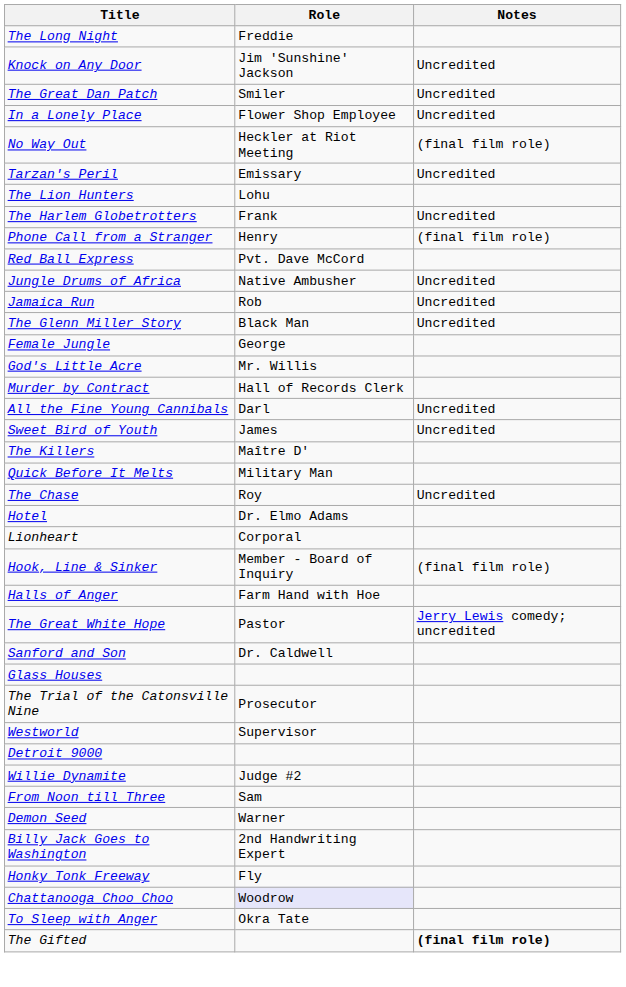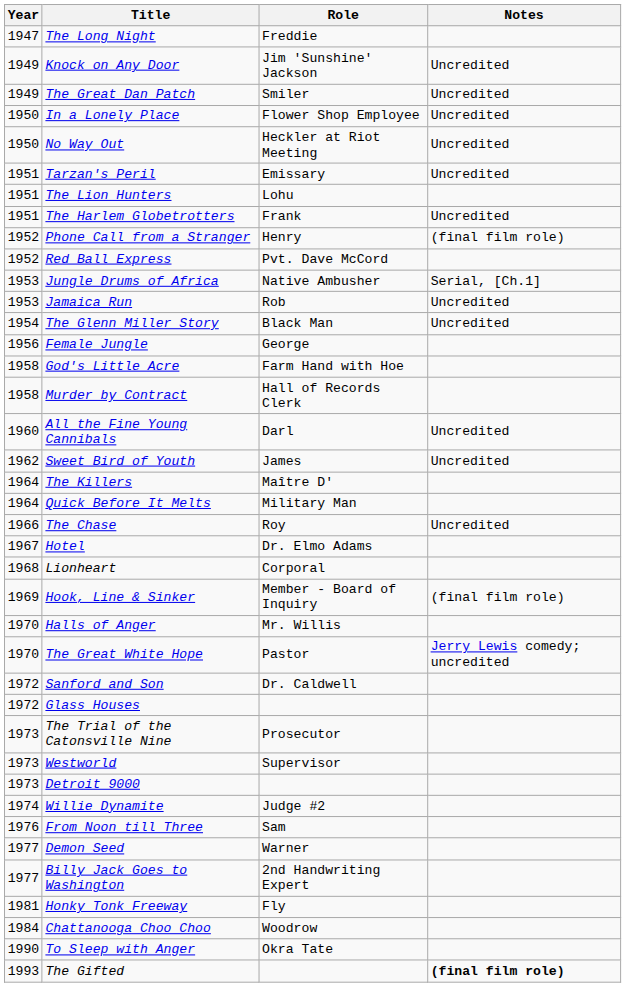+ column: (23, 15)
(484, 145) (final film role) -> (470, 145) Uncredited
(456, 281) Uncredited -> (486, 281) Serial, [Ch.1]
(278, 366) Mr. Willis -> (333, 366) Farm Hand with Hoe
(309, 596) Farm Hand with Hoe -> (302, 626) Mr. Willis
(266, 898) lavender background -> (290, 928) no background
